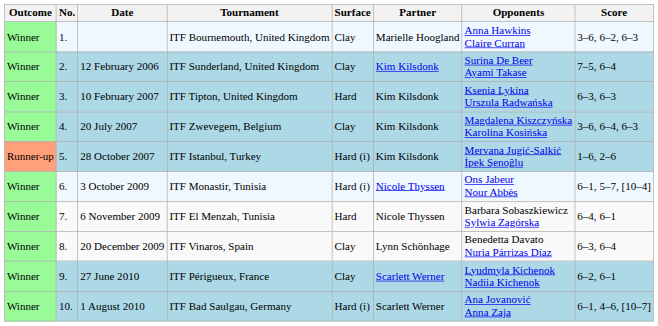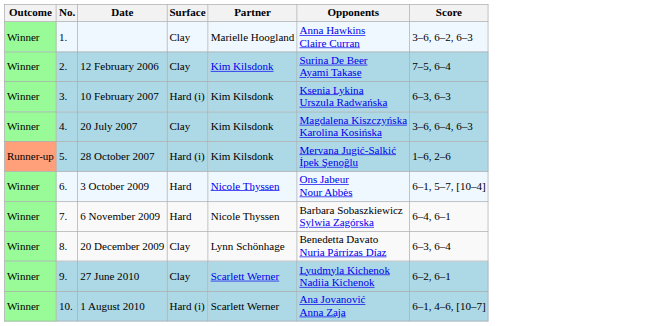- column: (249, 13)
(346, 96) Hard -> (187, 96) Hard (i)
(352, 186) Hard (i) -> (180, 186) Hard
